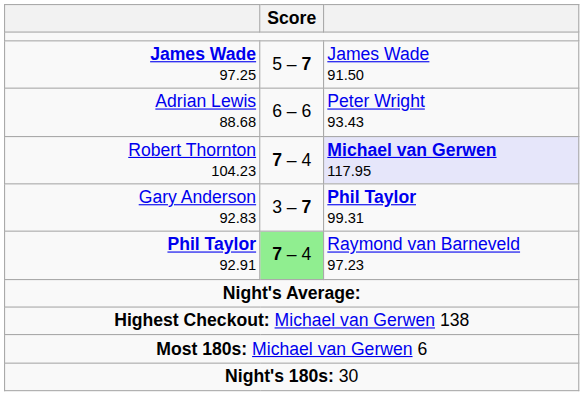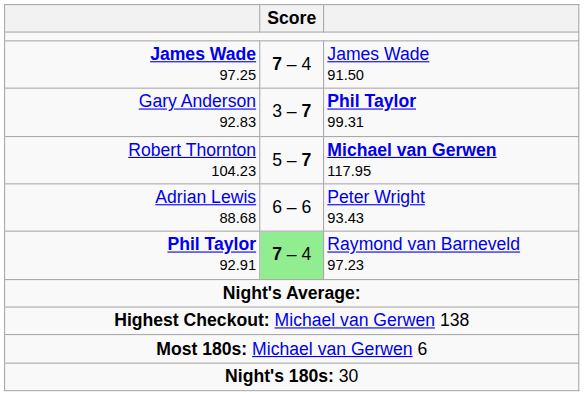(292, 64) 5 – 7 -> (292, 64) 7 – 4
rows swapped: (197, 207) <-> (206, 112)
(292, 159) 7 – 4 -> (292, 159) 5 – 7
(412, 159) lavender background -> (412, 159) no background
